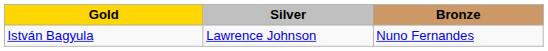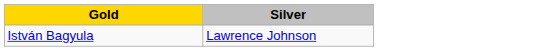- column: (458, 14)
